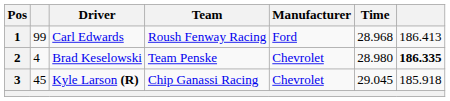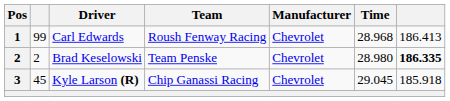(285, 37) Ford -> (298, 37) Chevrolet
(36, 58) 4 -> (36, 58) 2
